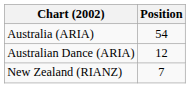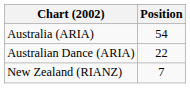(161, 53) 12 -> (161, 53) 22
